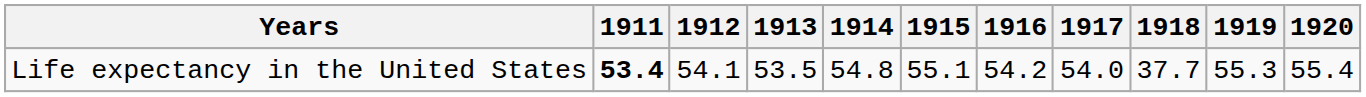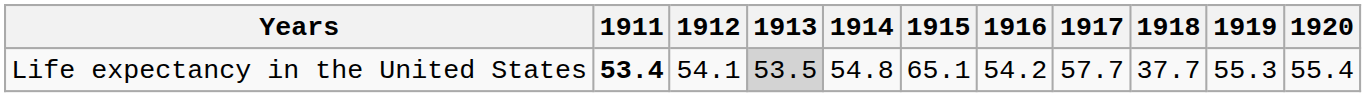(785, 70) no background -> (785, 70) lightgrey background
(939, 70) 55.1 -> (939, 70) 65.1
(1092, 70) 54.0 -> (1092, 70) 57.7
